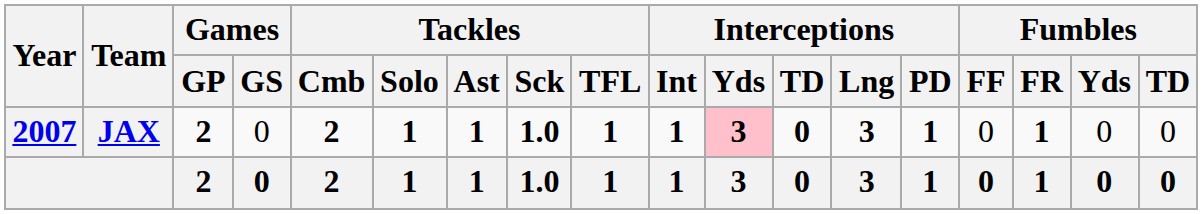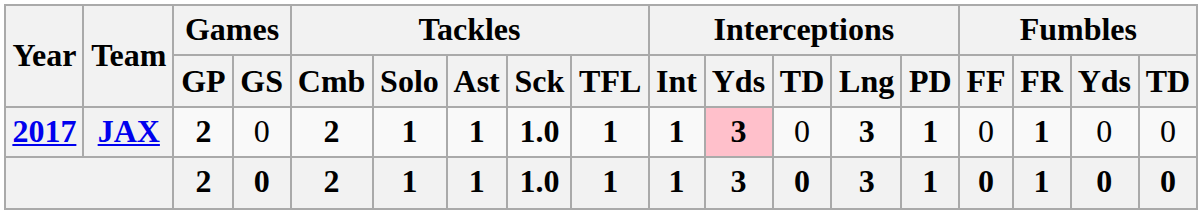(44, 131) 2007 -> (44, 131) 2017
(802, 131) bold -> (802, 131) normal
